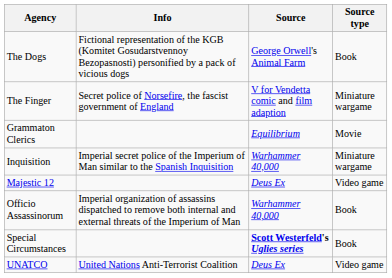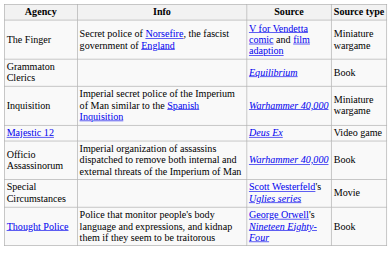- row: (26, 56)
(348, 134) Movie -> (345, 72) Book
(290, 243) bold -> (285, 193) normal
(346, 243) Book -> (347, 193) Movie
+ row: (38, 226)
- row: (27, 265)
